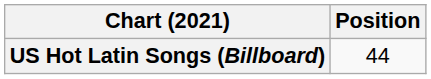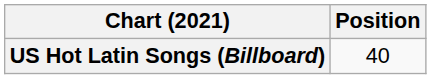(378, 55) 44 -> (378, 55) 40
